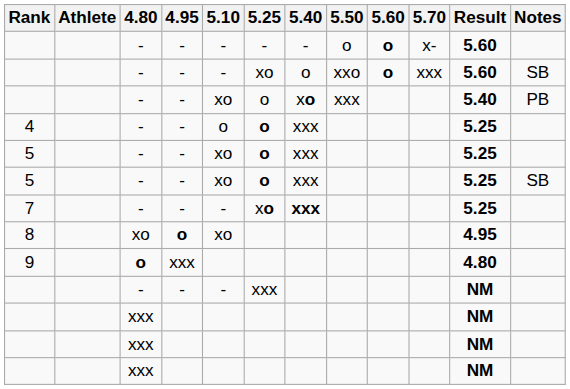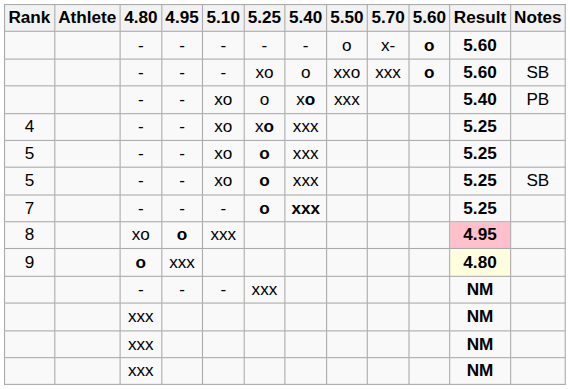columns swapped: (388, 18) <-> (429, 18)
(223, 126) o -> (223, 126) xo
(264, 126) o -> (264, 126) xo
(264, 208) xo -> (264, 208) o
(223, 235) xo -> (223, 235) xxx
(480, 235) no background -> (480, 235) pink background
(480, 262) no background -> (480, 262) lightyellow background
